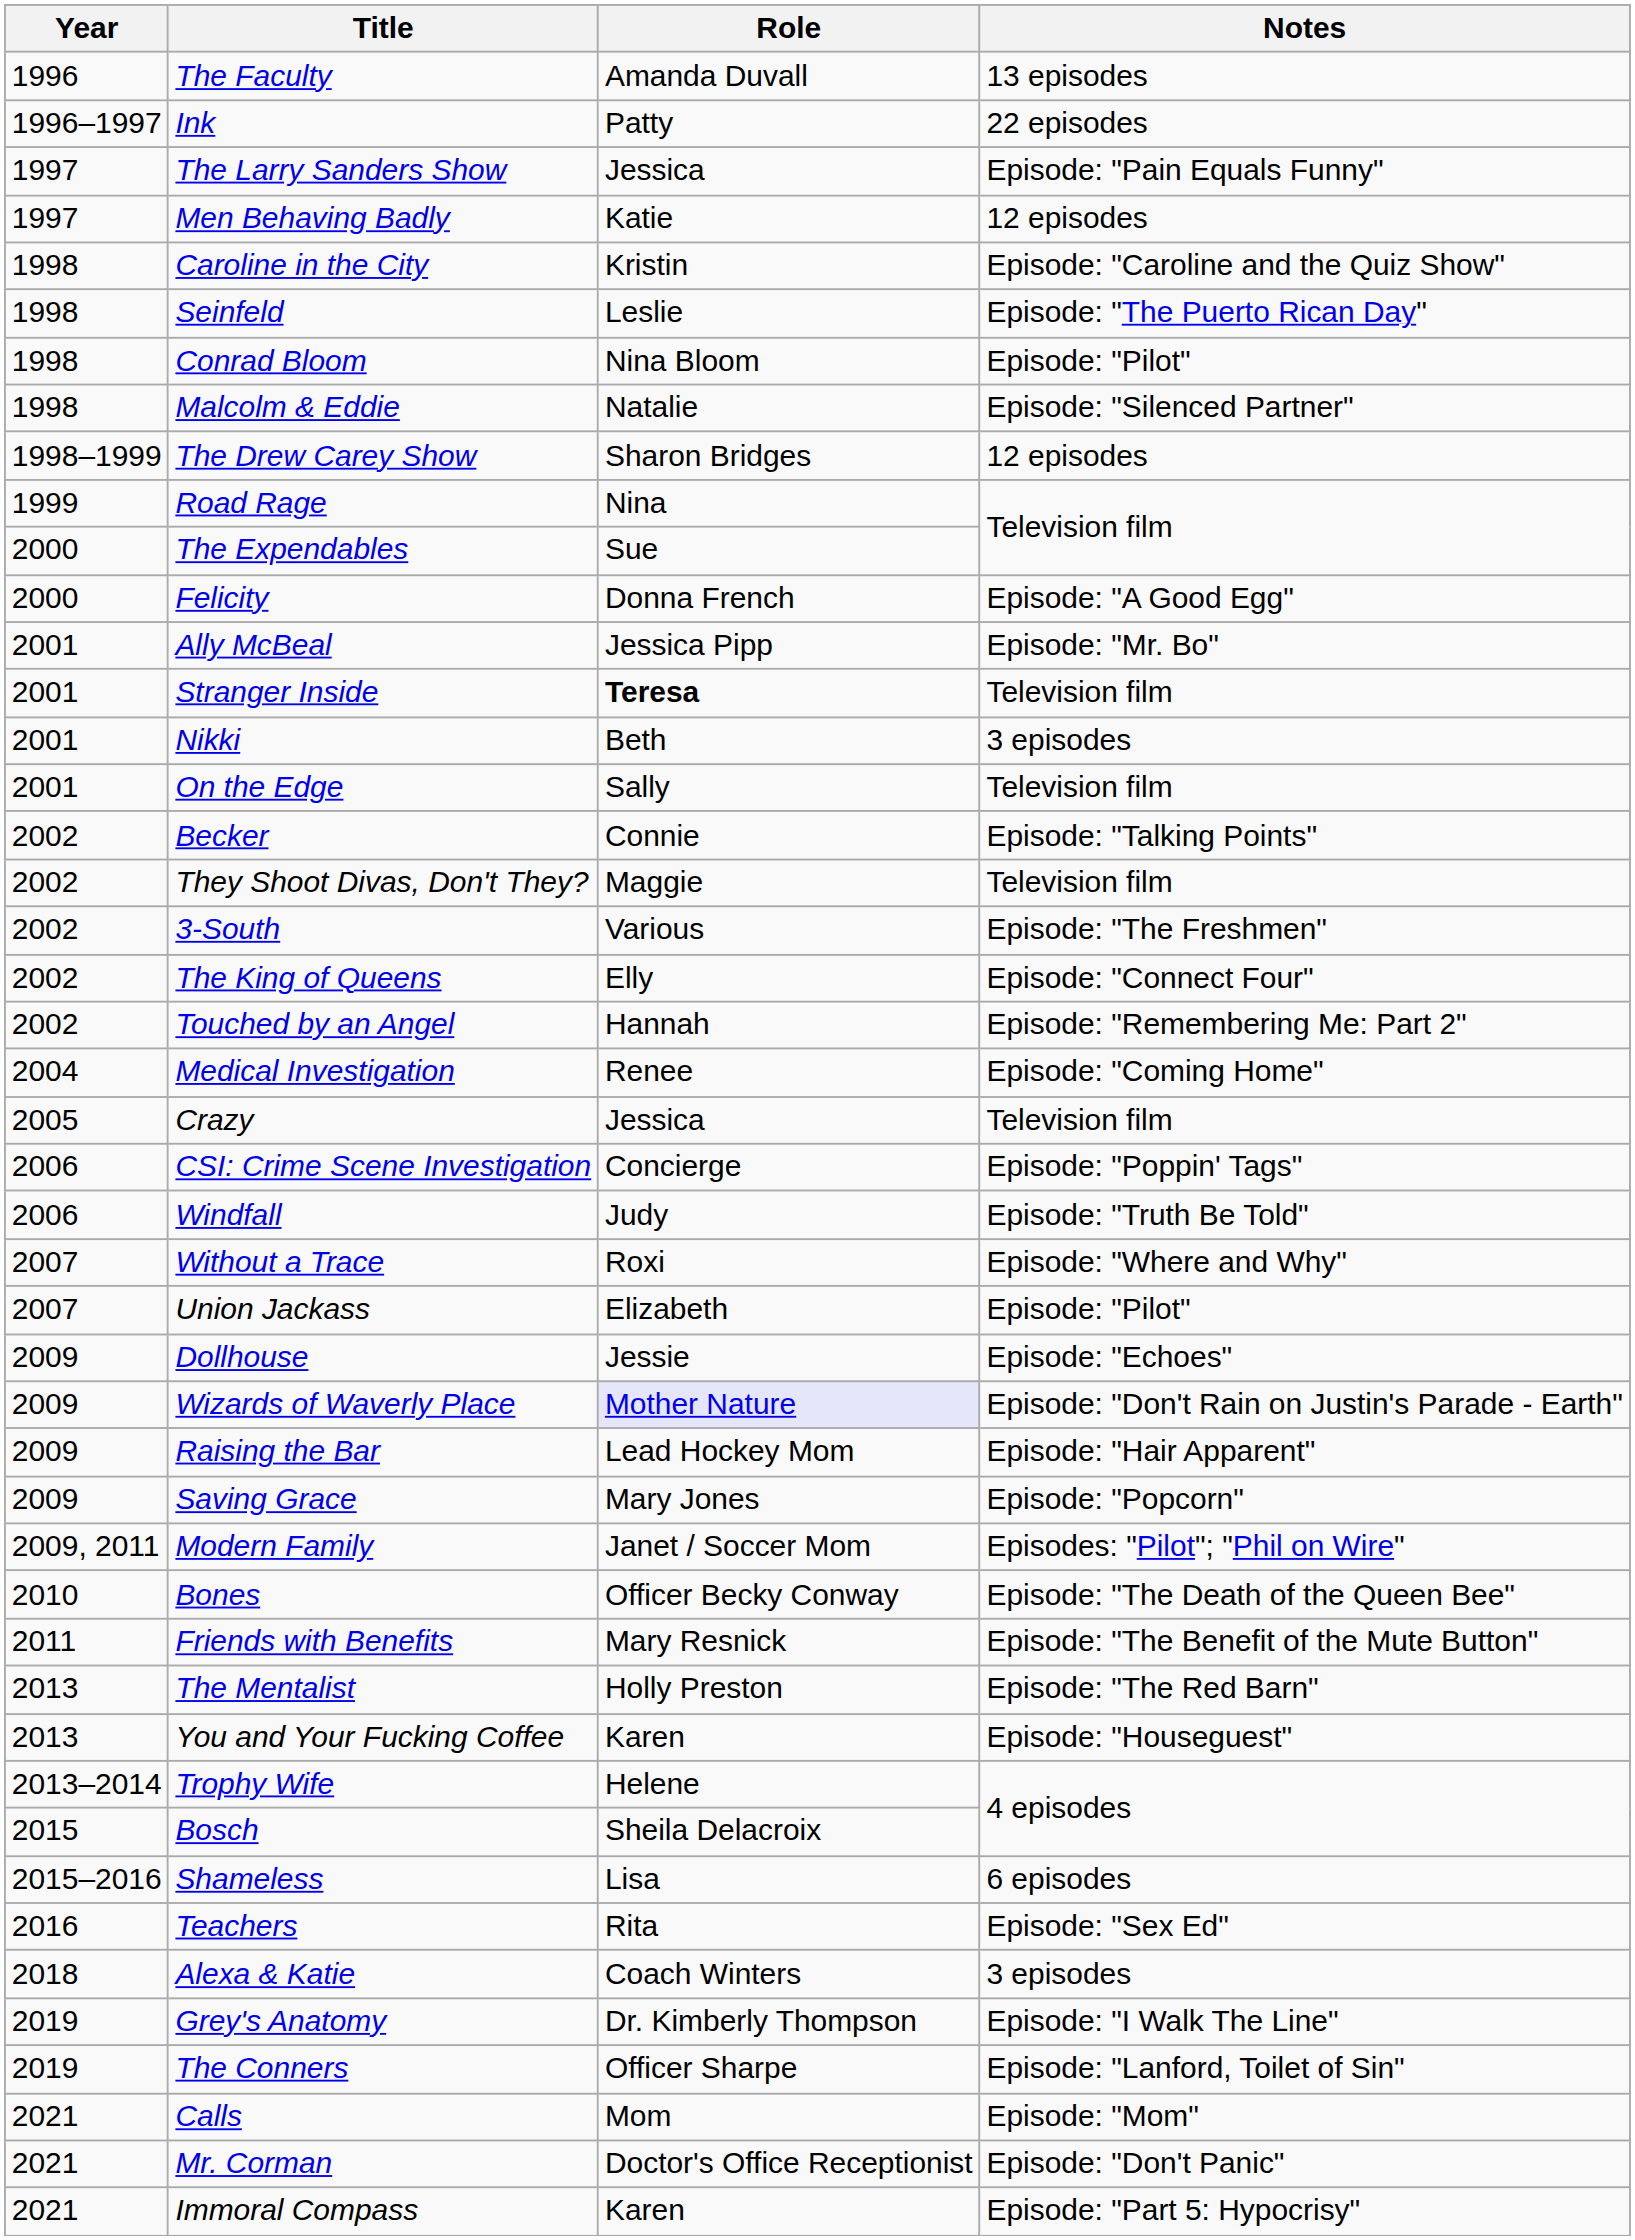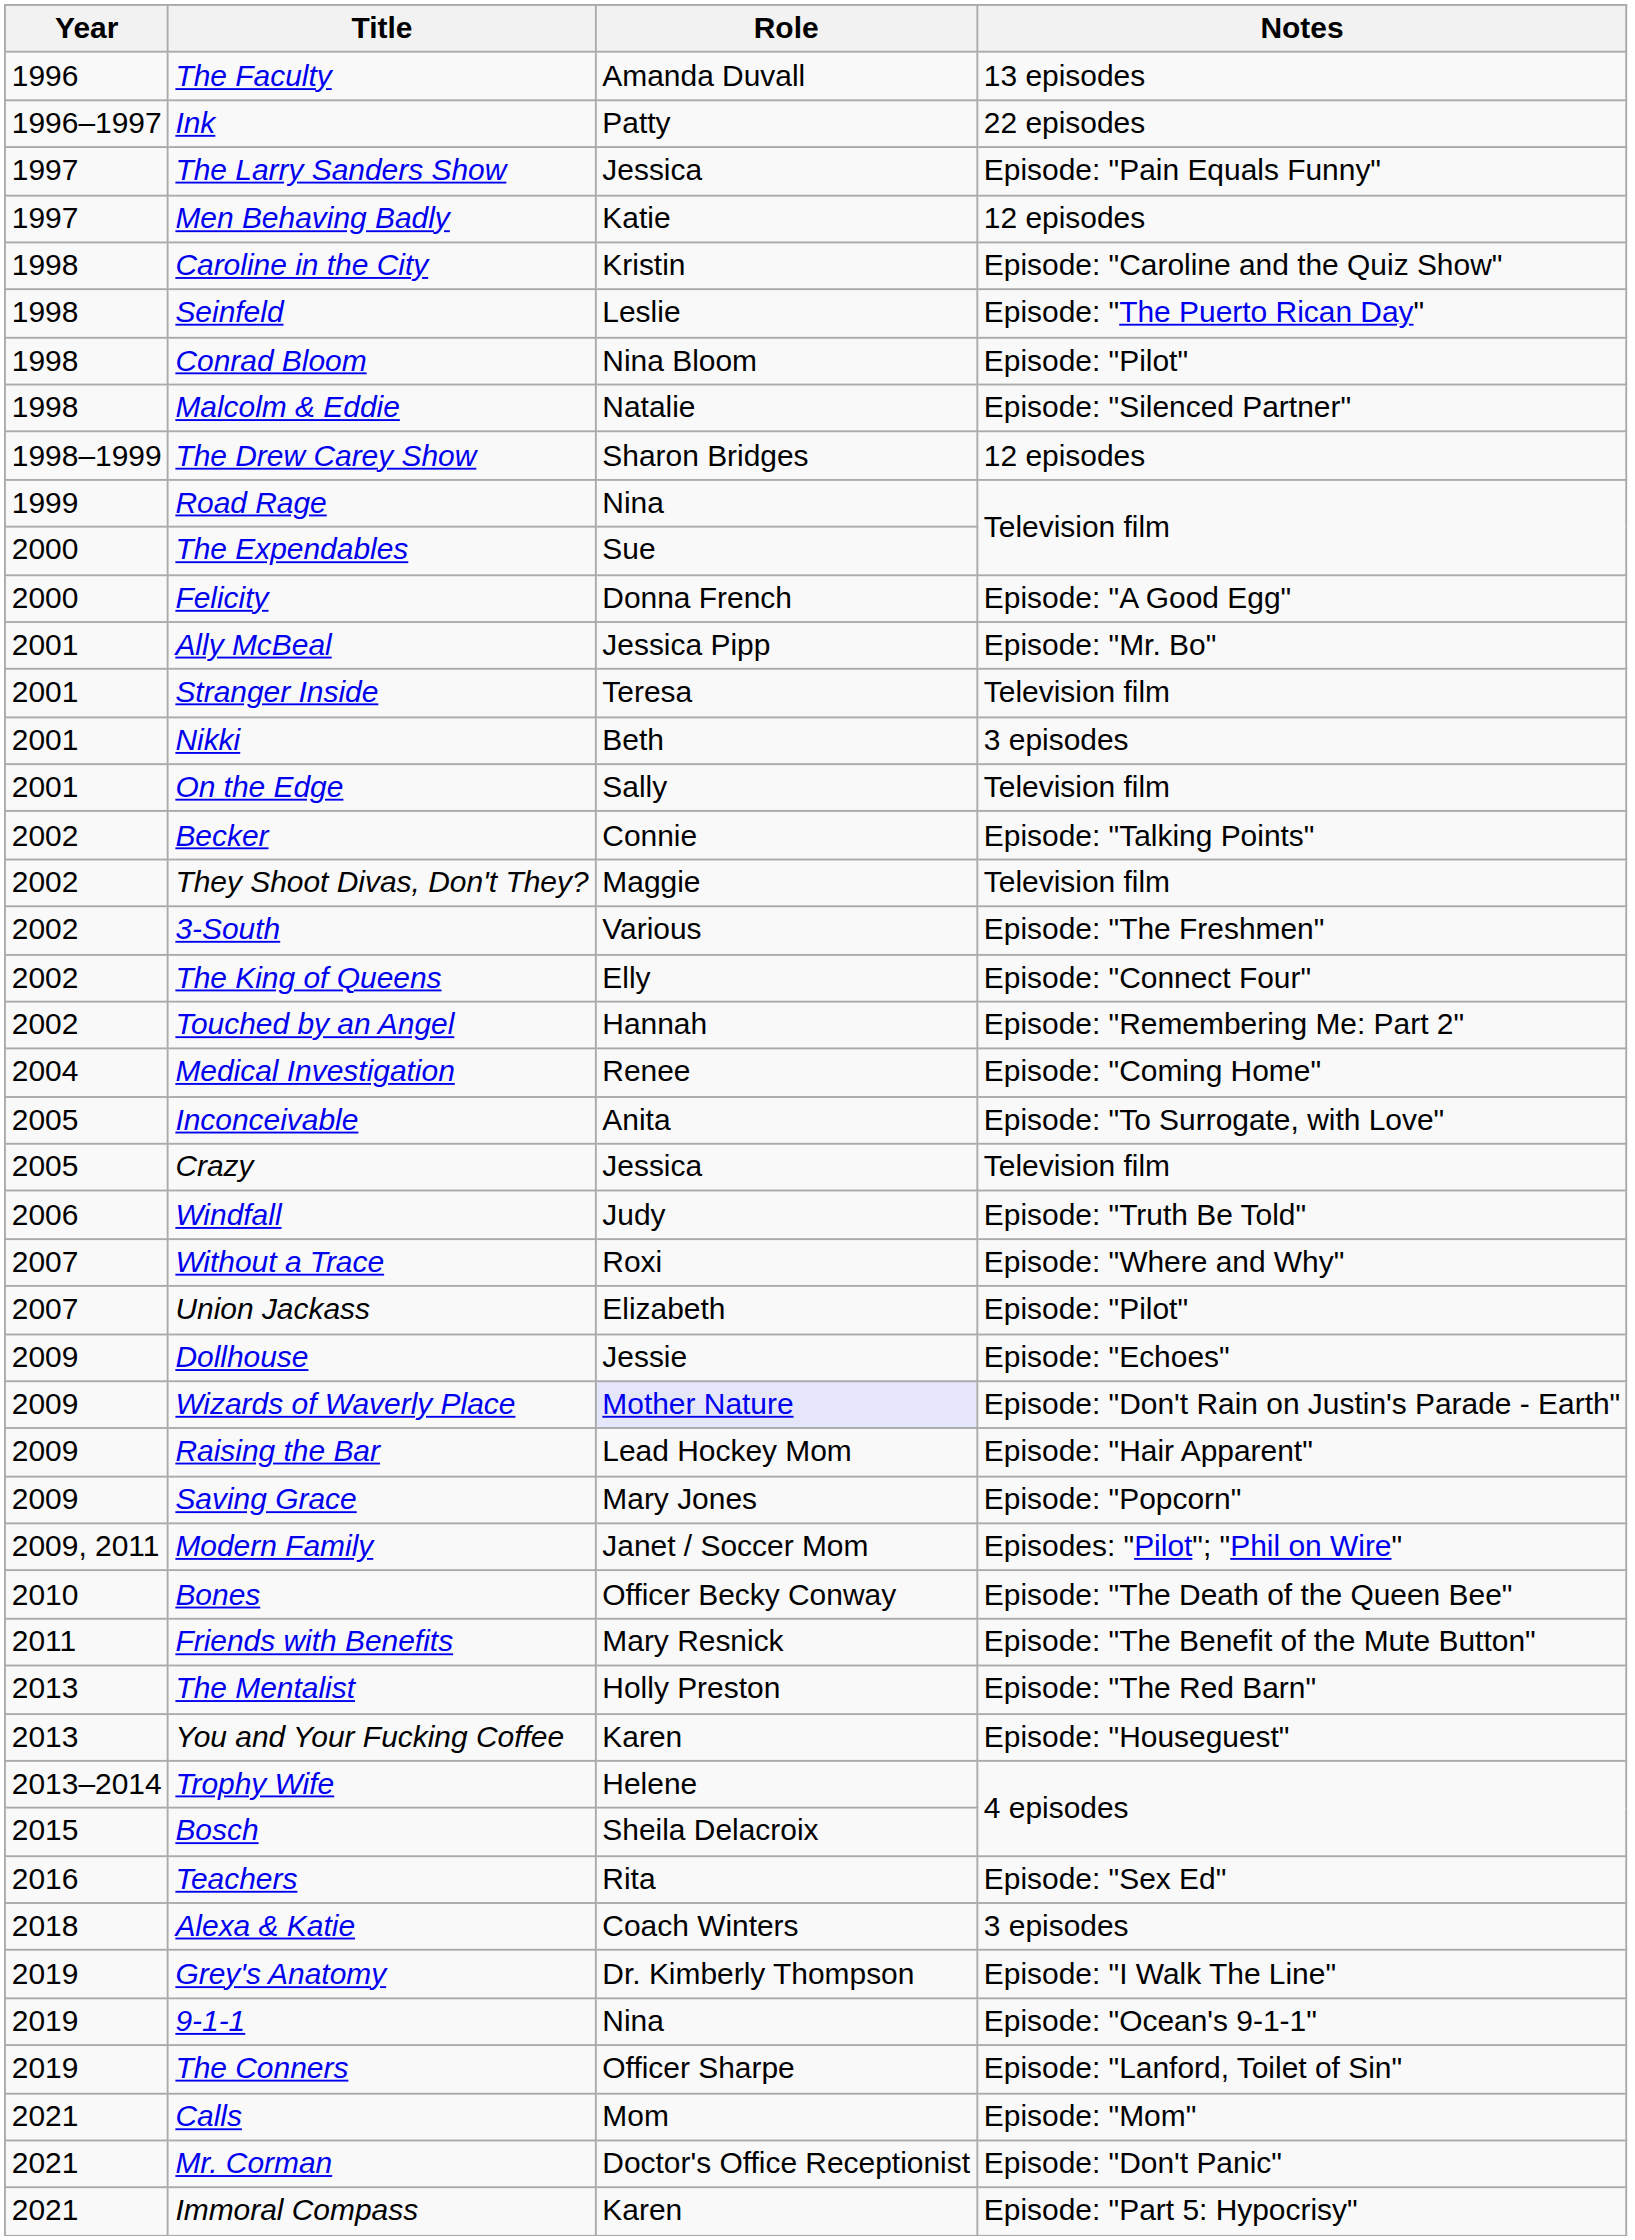(652, 692) bold -> (647, 692) normal
+ row: (267, 1119)
- row: (383, 1167)
- row: (249, 1878)
+ row: (210, 2021)
